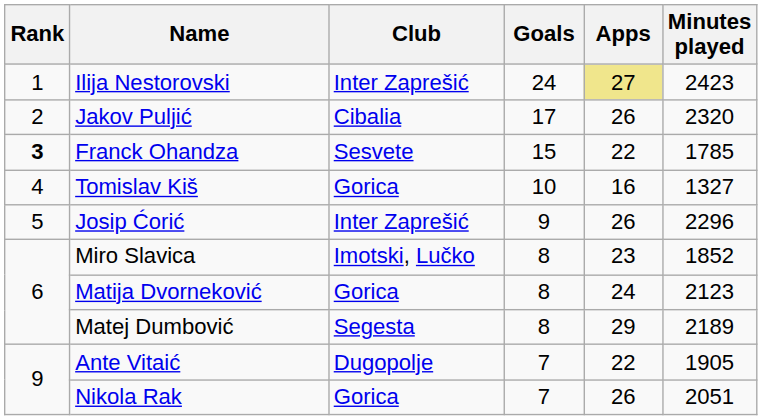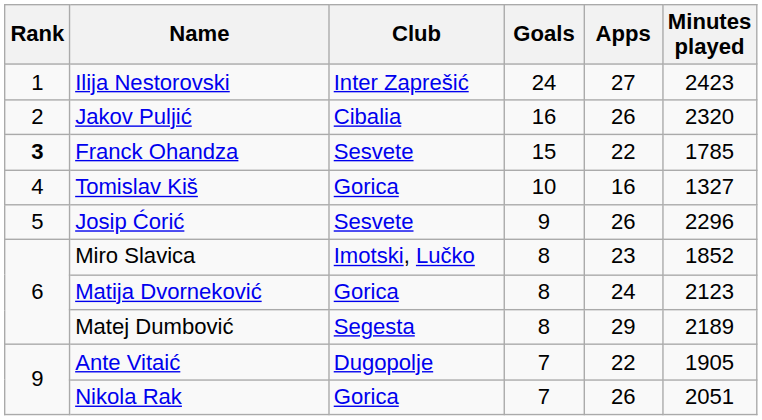(623, 81) khaki background -> (623, 81) no background
(544, 116) 17 -> (544, 116) 16
(401, 221) Inter Zaprešić -> (374, 221) Sesvete
